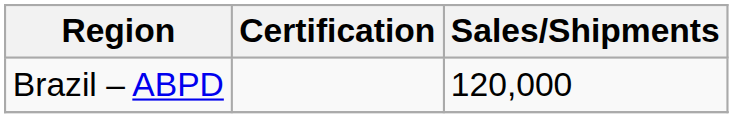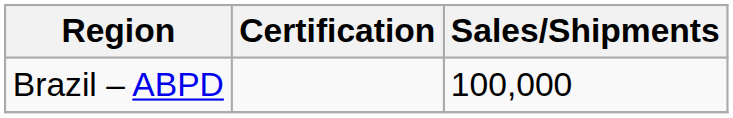(512, 84) 120,000 -> (512, 84) 100,000
